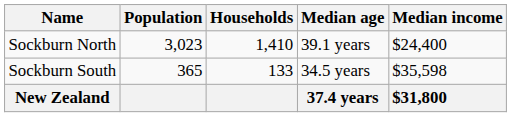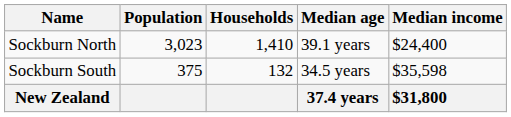(190, 71) 365 -> (190, 71) 375
(281, 71) 133 -> (281, 71) 132
